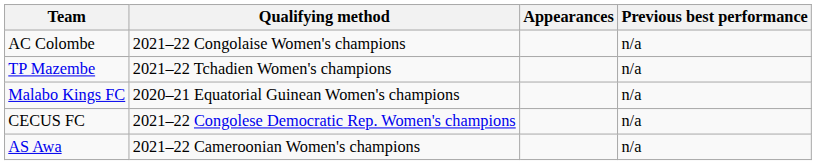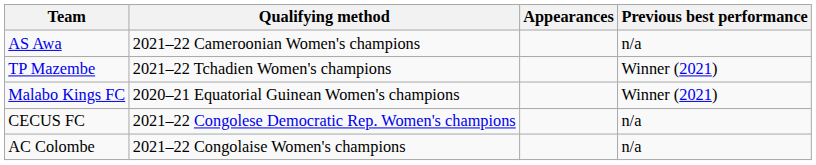rows swapped: (35, 146) <-> (52, 43)
(631, 69) n/a -> (669, 69) Winner (2021)
(631, 95) n/a -> (669, 95) Winner (2021)
